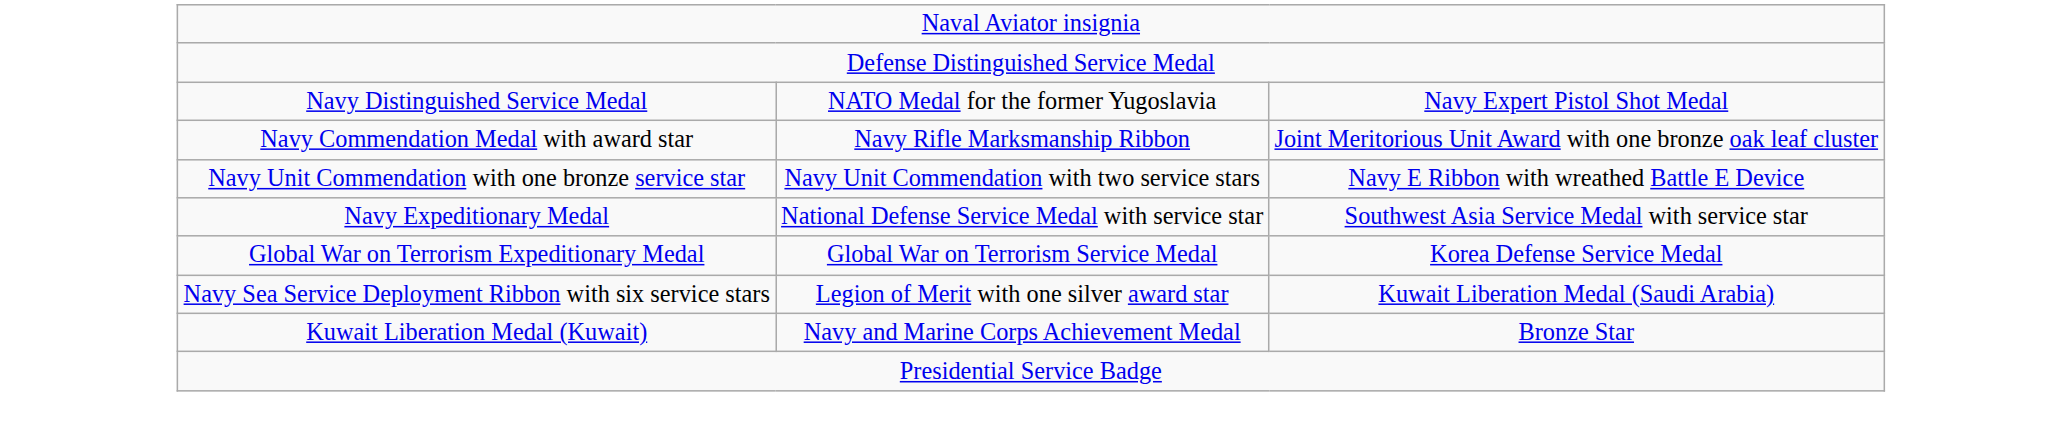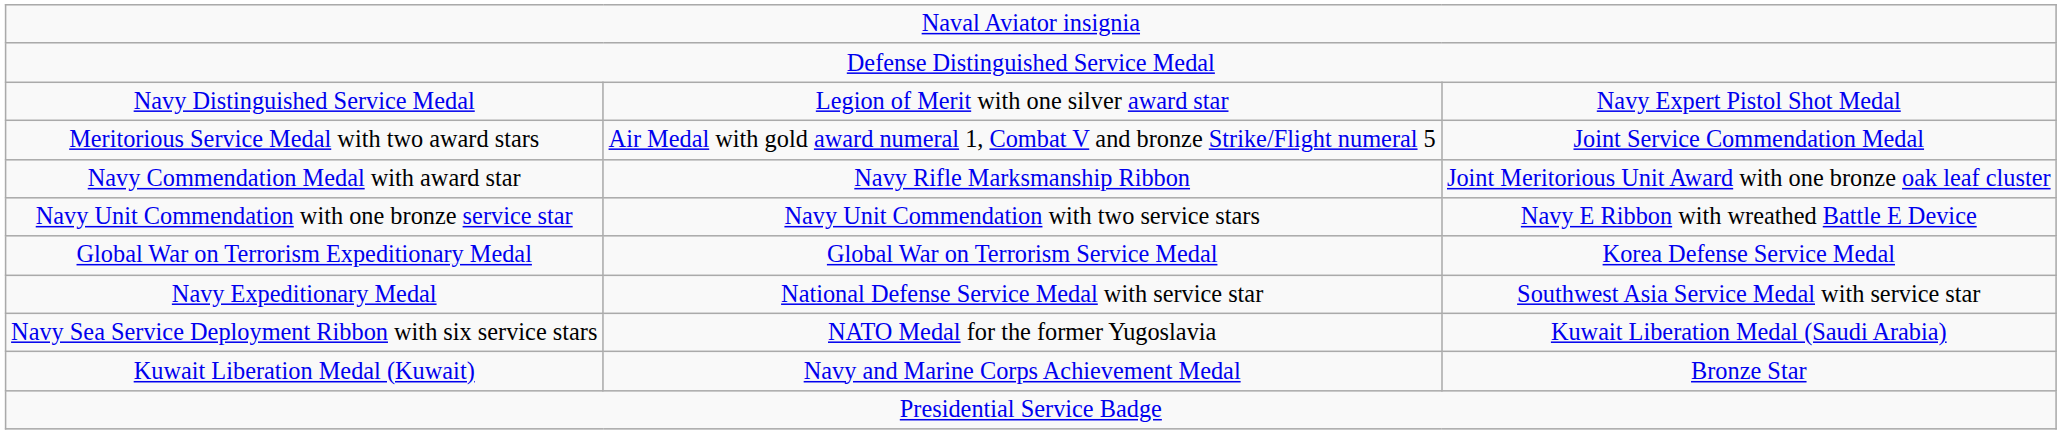(1022, 100) NATO Medal for the former Yugoslavia -> (1022, 100) Legion of Merit with one silver award star
+ row: (304, 139)
rows swapped: (477, 216) <-> (477, 255)
(1022, 293) Legion of Merit with one silver award star -> (1022, 332) NATO Medal for the former Yugoslavia
